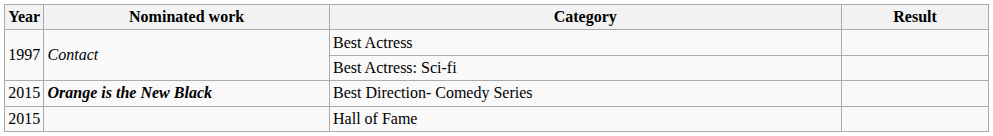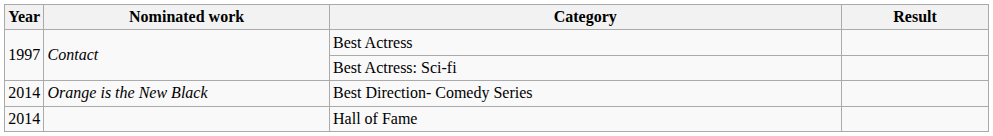(24, 93) 2015 -> (24, 93) 2014
(130, 93) bold -> (128, 93) normal
(24, 118) 2015 -> (24, 118) 2014
